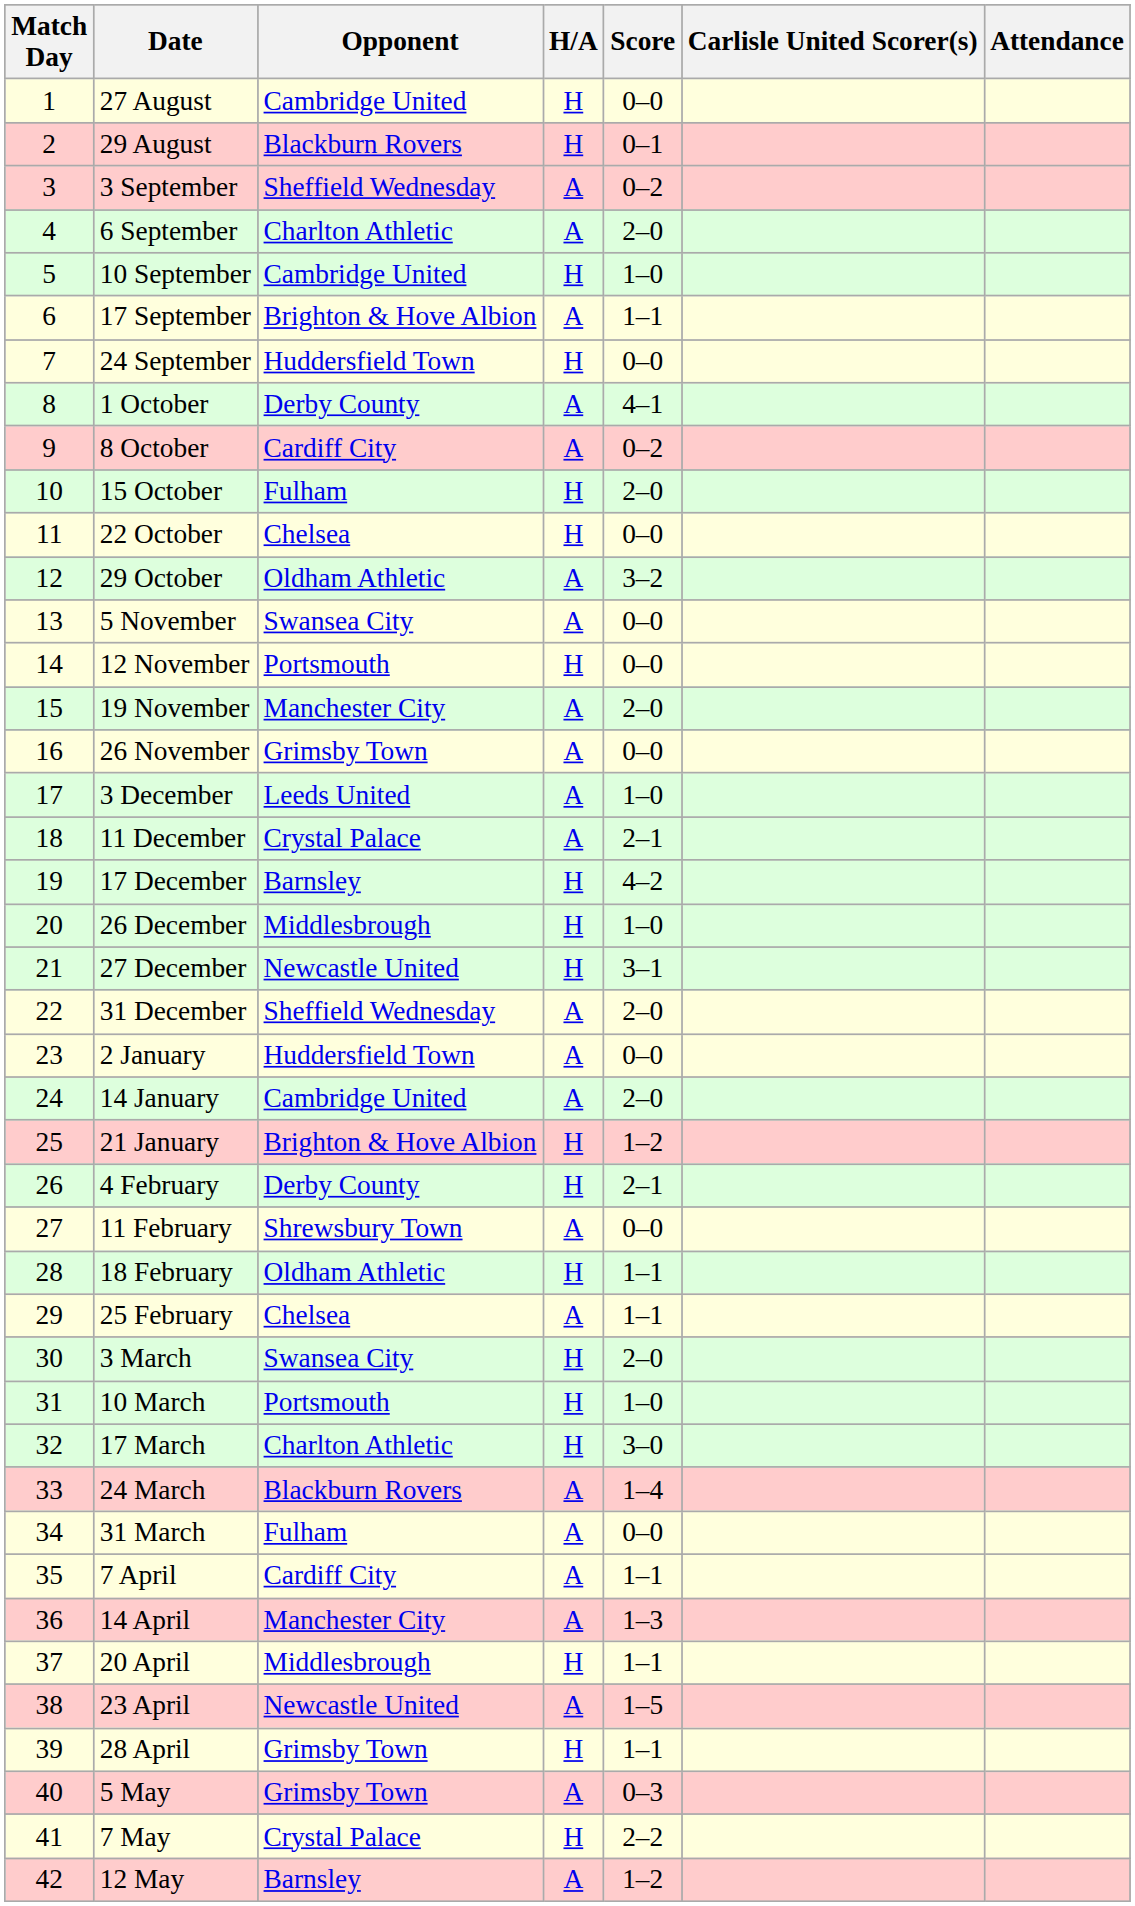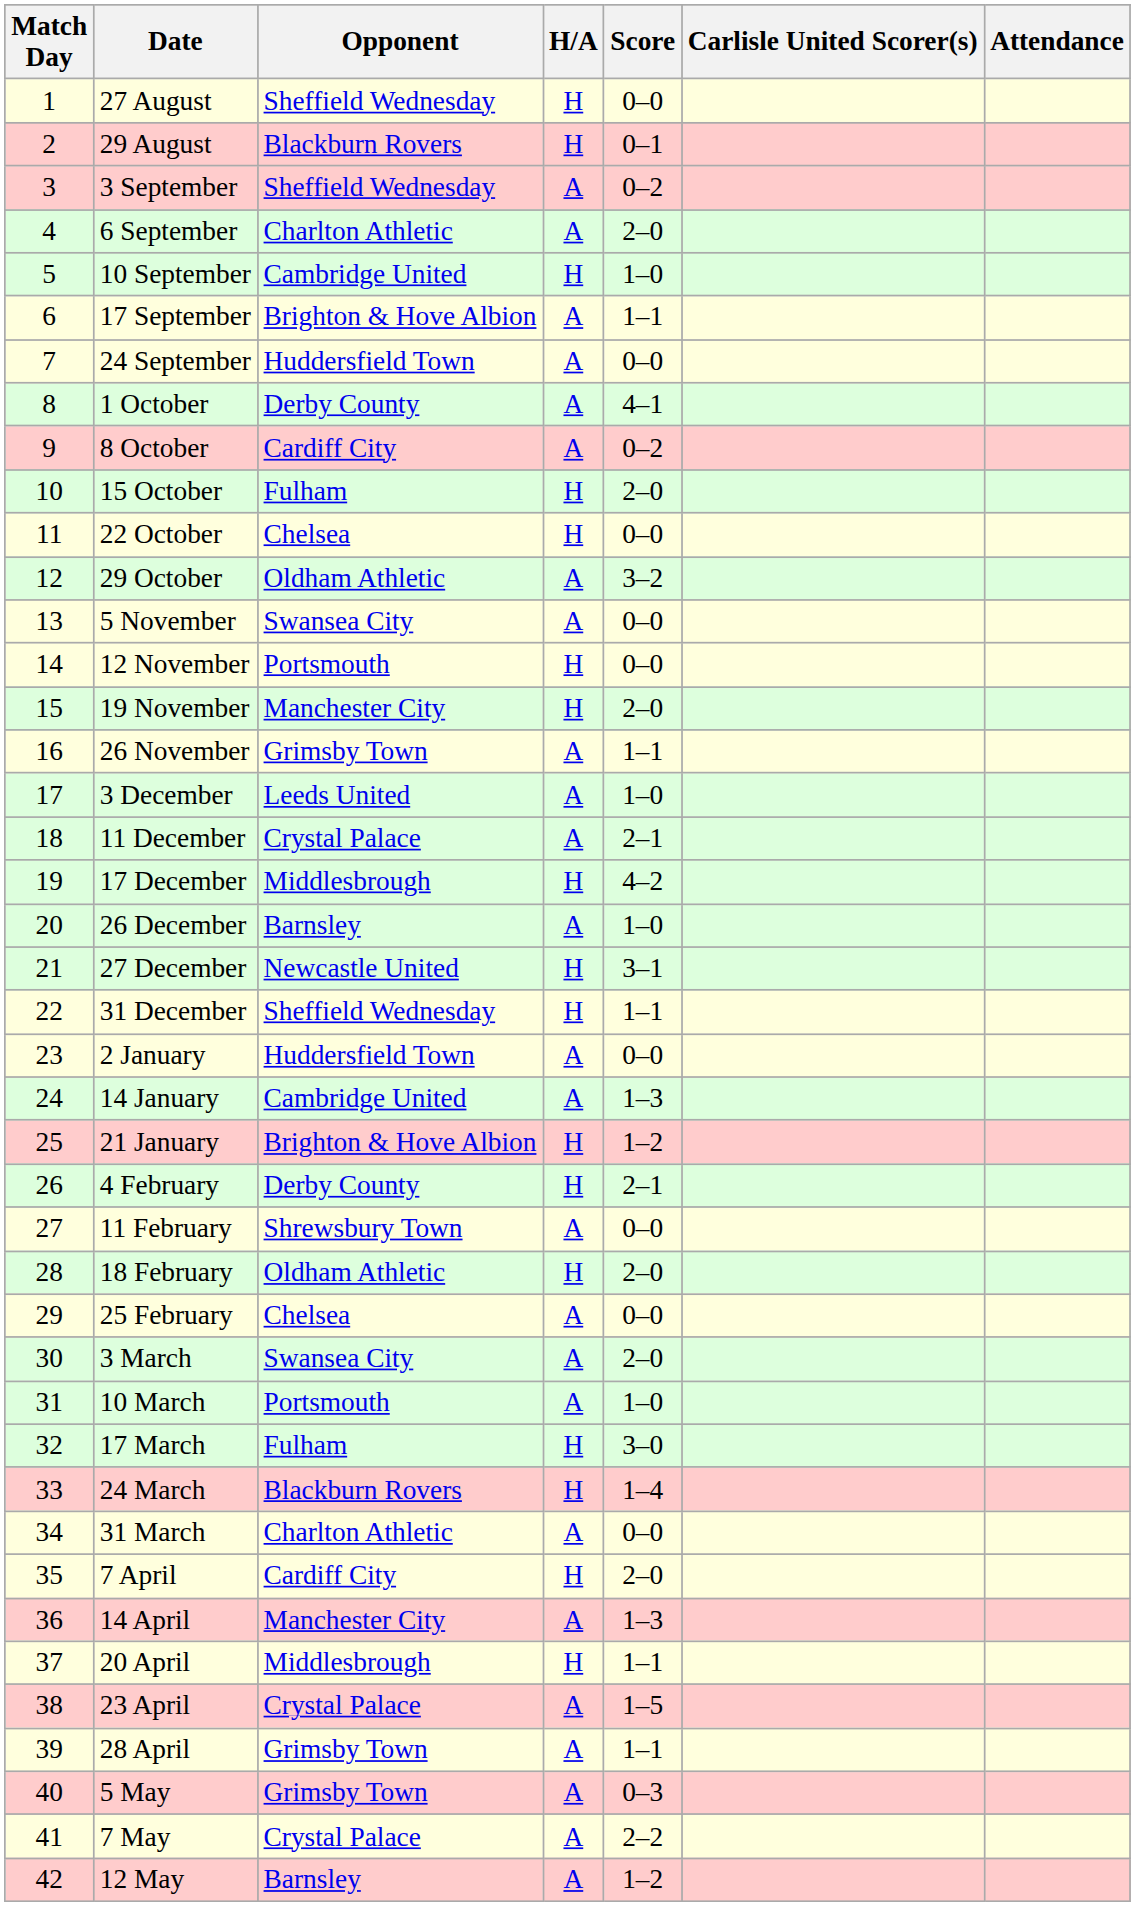(365, 100) Cambridge United -> (379, 100) Sheffield Wednesday
(573, 360) H -> (573, 360) A
(573, 707) A -> (573, 707) H
(643, 751) 0–0 -> (643, 751) 1–1
(312, 881) Barnsley -> (347, 881) Middlesbrough
(347, 924) Middlesbrough -> (312, 924) Barnsley
(573, 924) H -> (573, 924) A
(573, 1011) A -> (573, 1011) H
(643, 1011) 2–0 -> (643, 1011) 1–1
(643, 1098) 2–0 -> (643, 1098) 1–3
(643, 1271) 1–1 -> (643, 1271) 2–0
(643, 1315) 1–1 -> (643, 1315) 0–0
(573, 1358) H -> (573, 1358) A
(573, 1402) H -> (573, 1402) A
(358, 1445) Charlton Athletic -> (305, 1445) Fulham
(573, 1488) A -> (573, 1488) H
(305, 1532) Fulham -> (358, 1532) Charlton Athletic
(573, 1575) A -> (573, 1575) H
(643, 1575) 1–1 -> (643, 1575) 2–0
(361, 1705) Newcastle United -> (342, 1705) Crystal Palace
(573, 1749) H -> (573, 1749) A
(573, 1836) H -> (573, 1836) A
